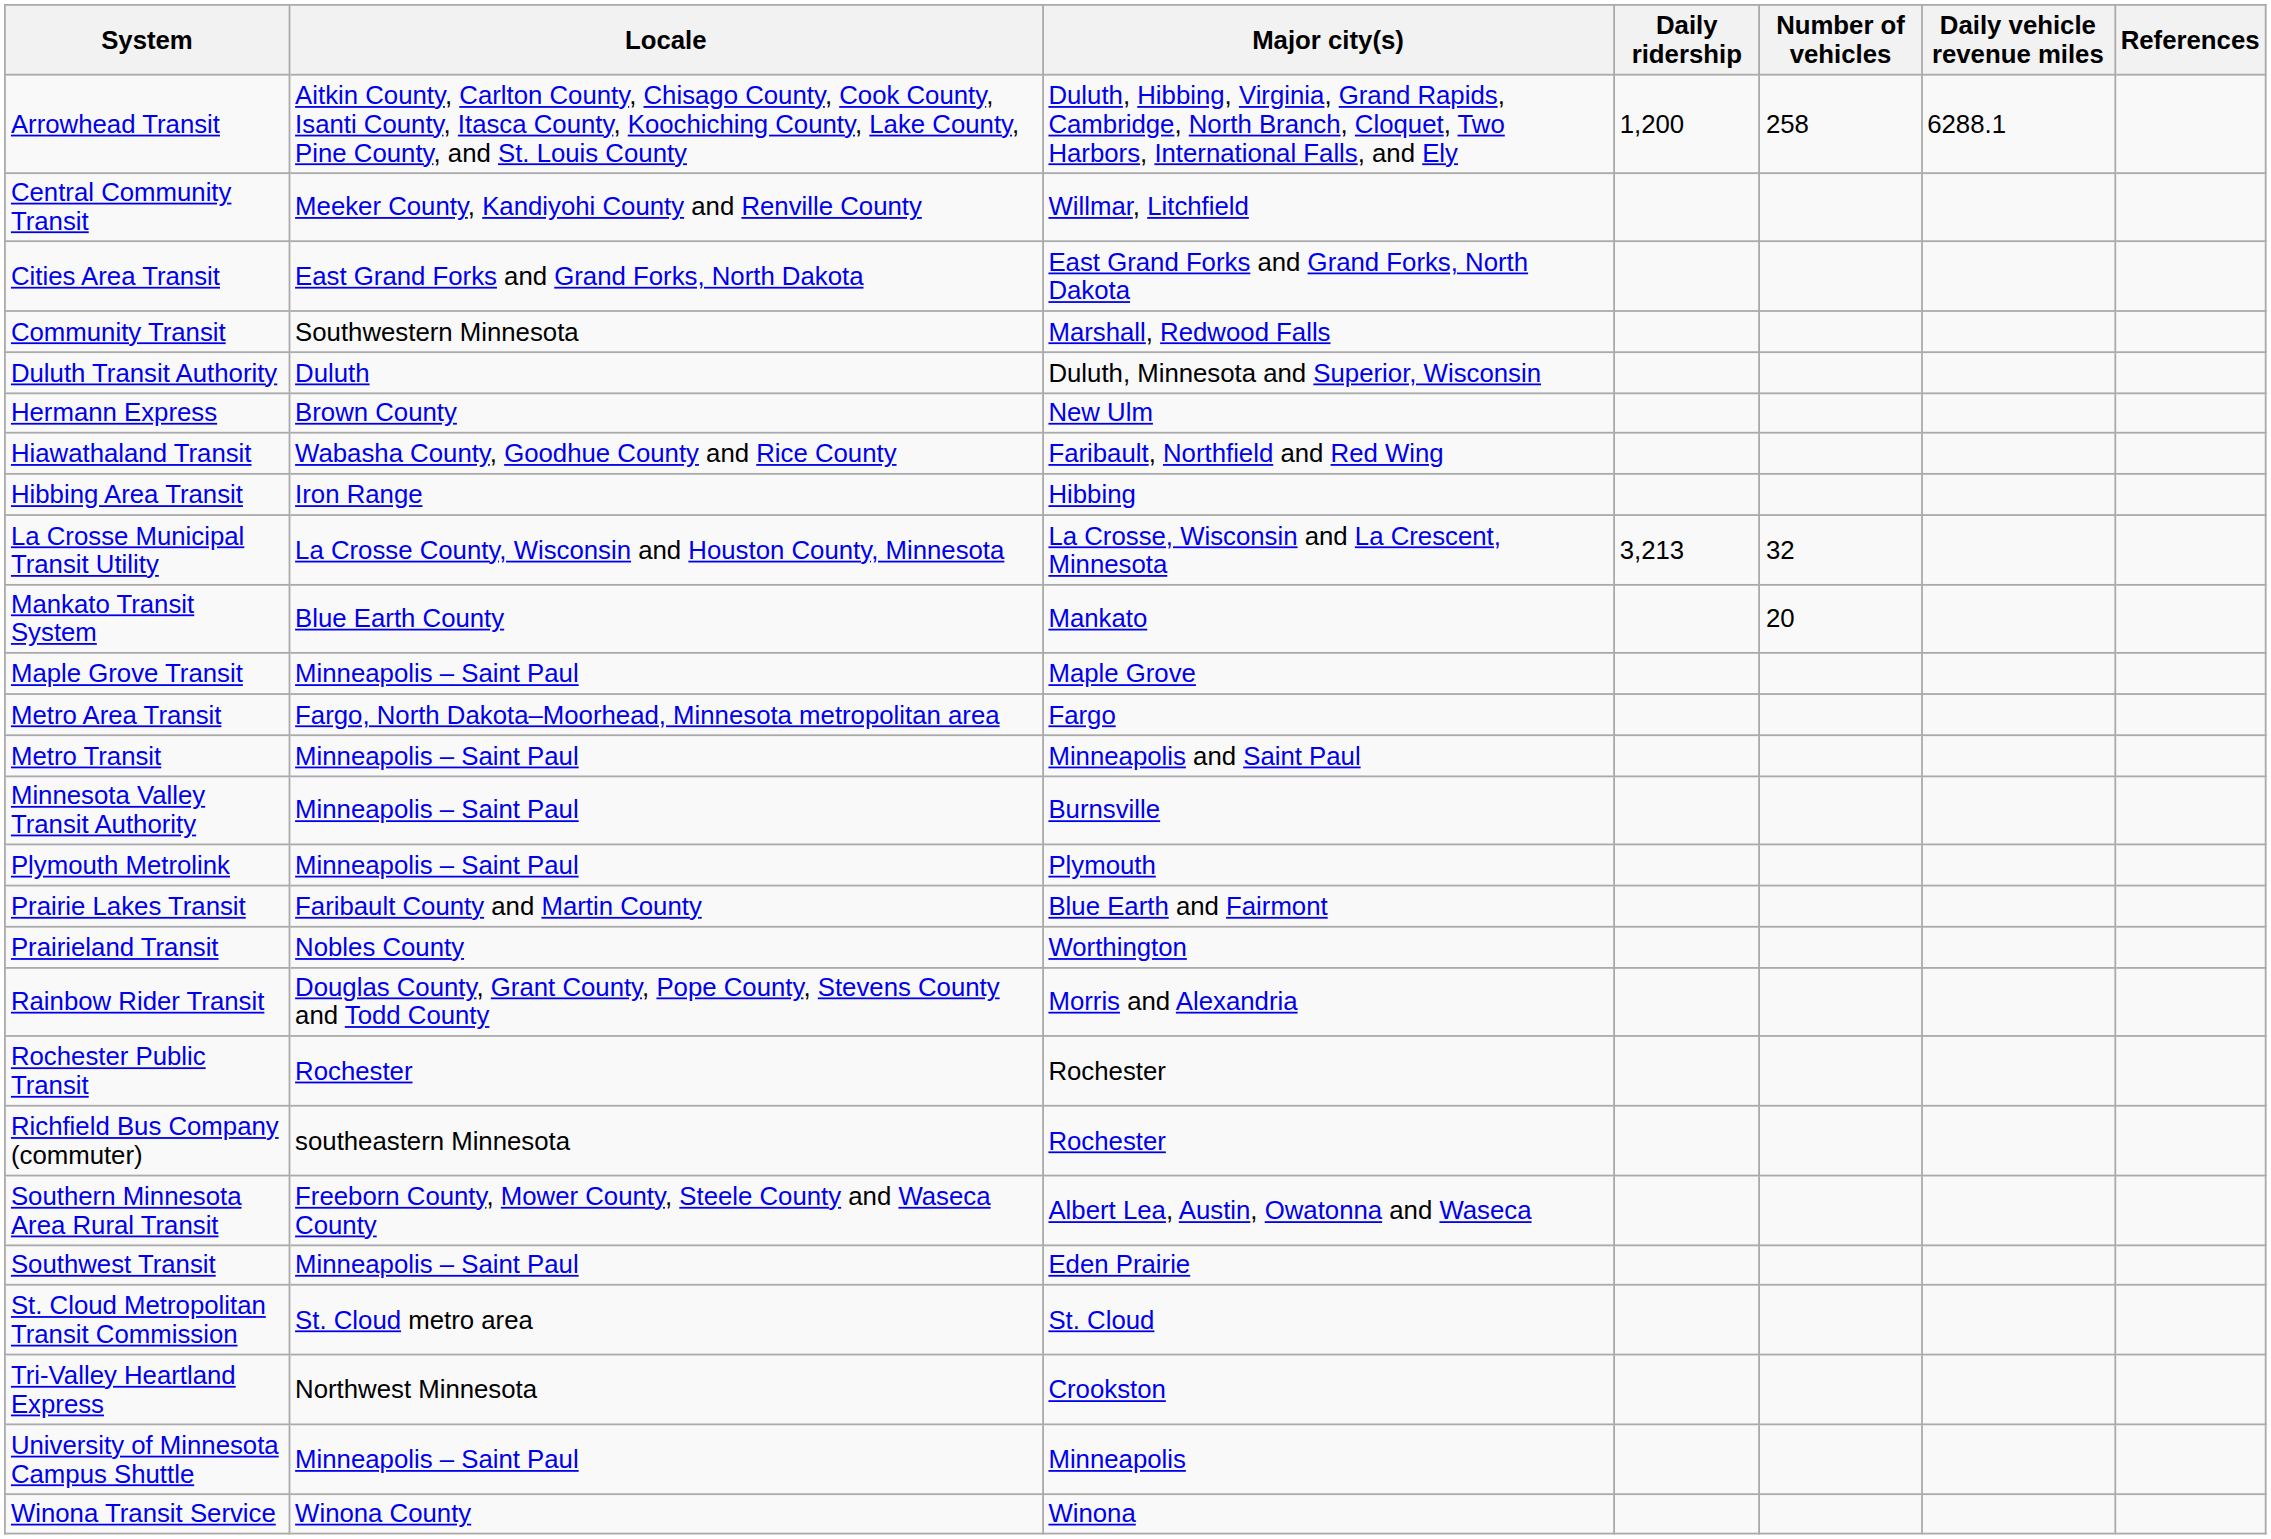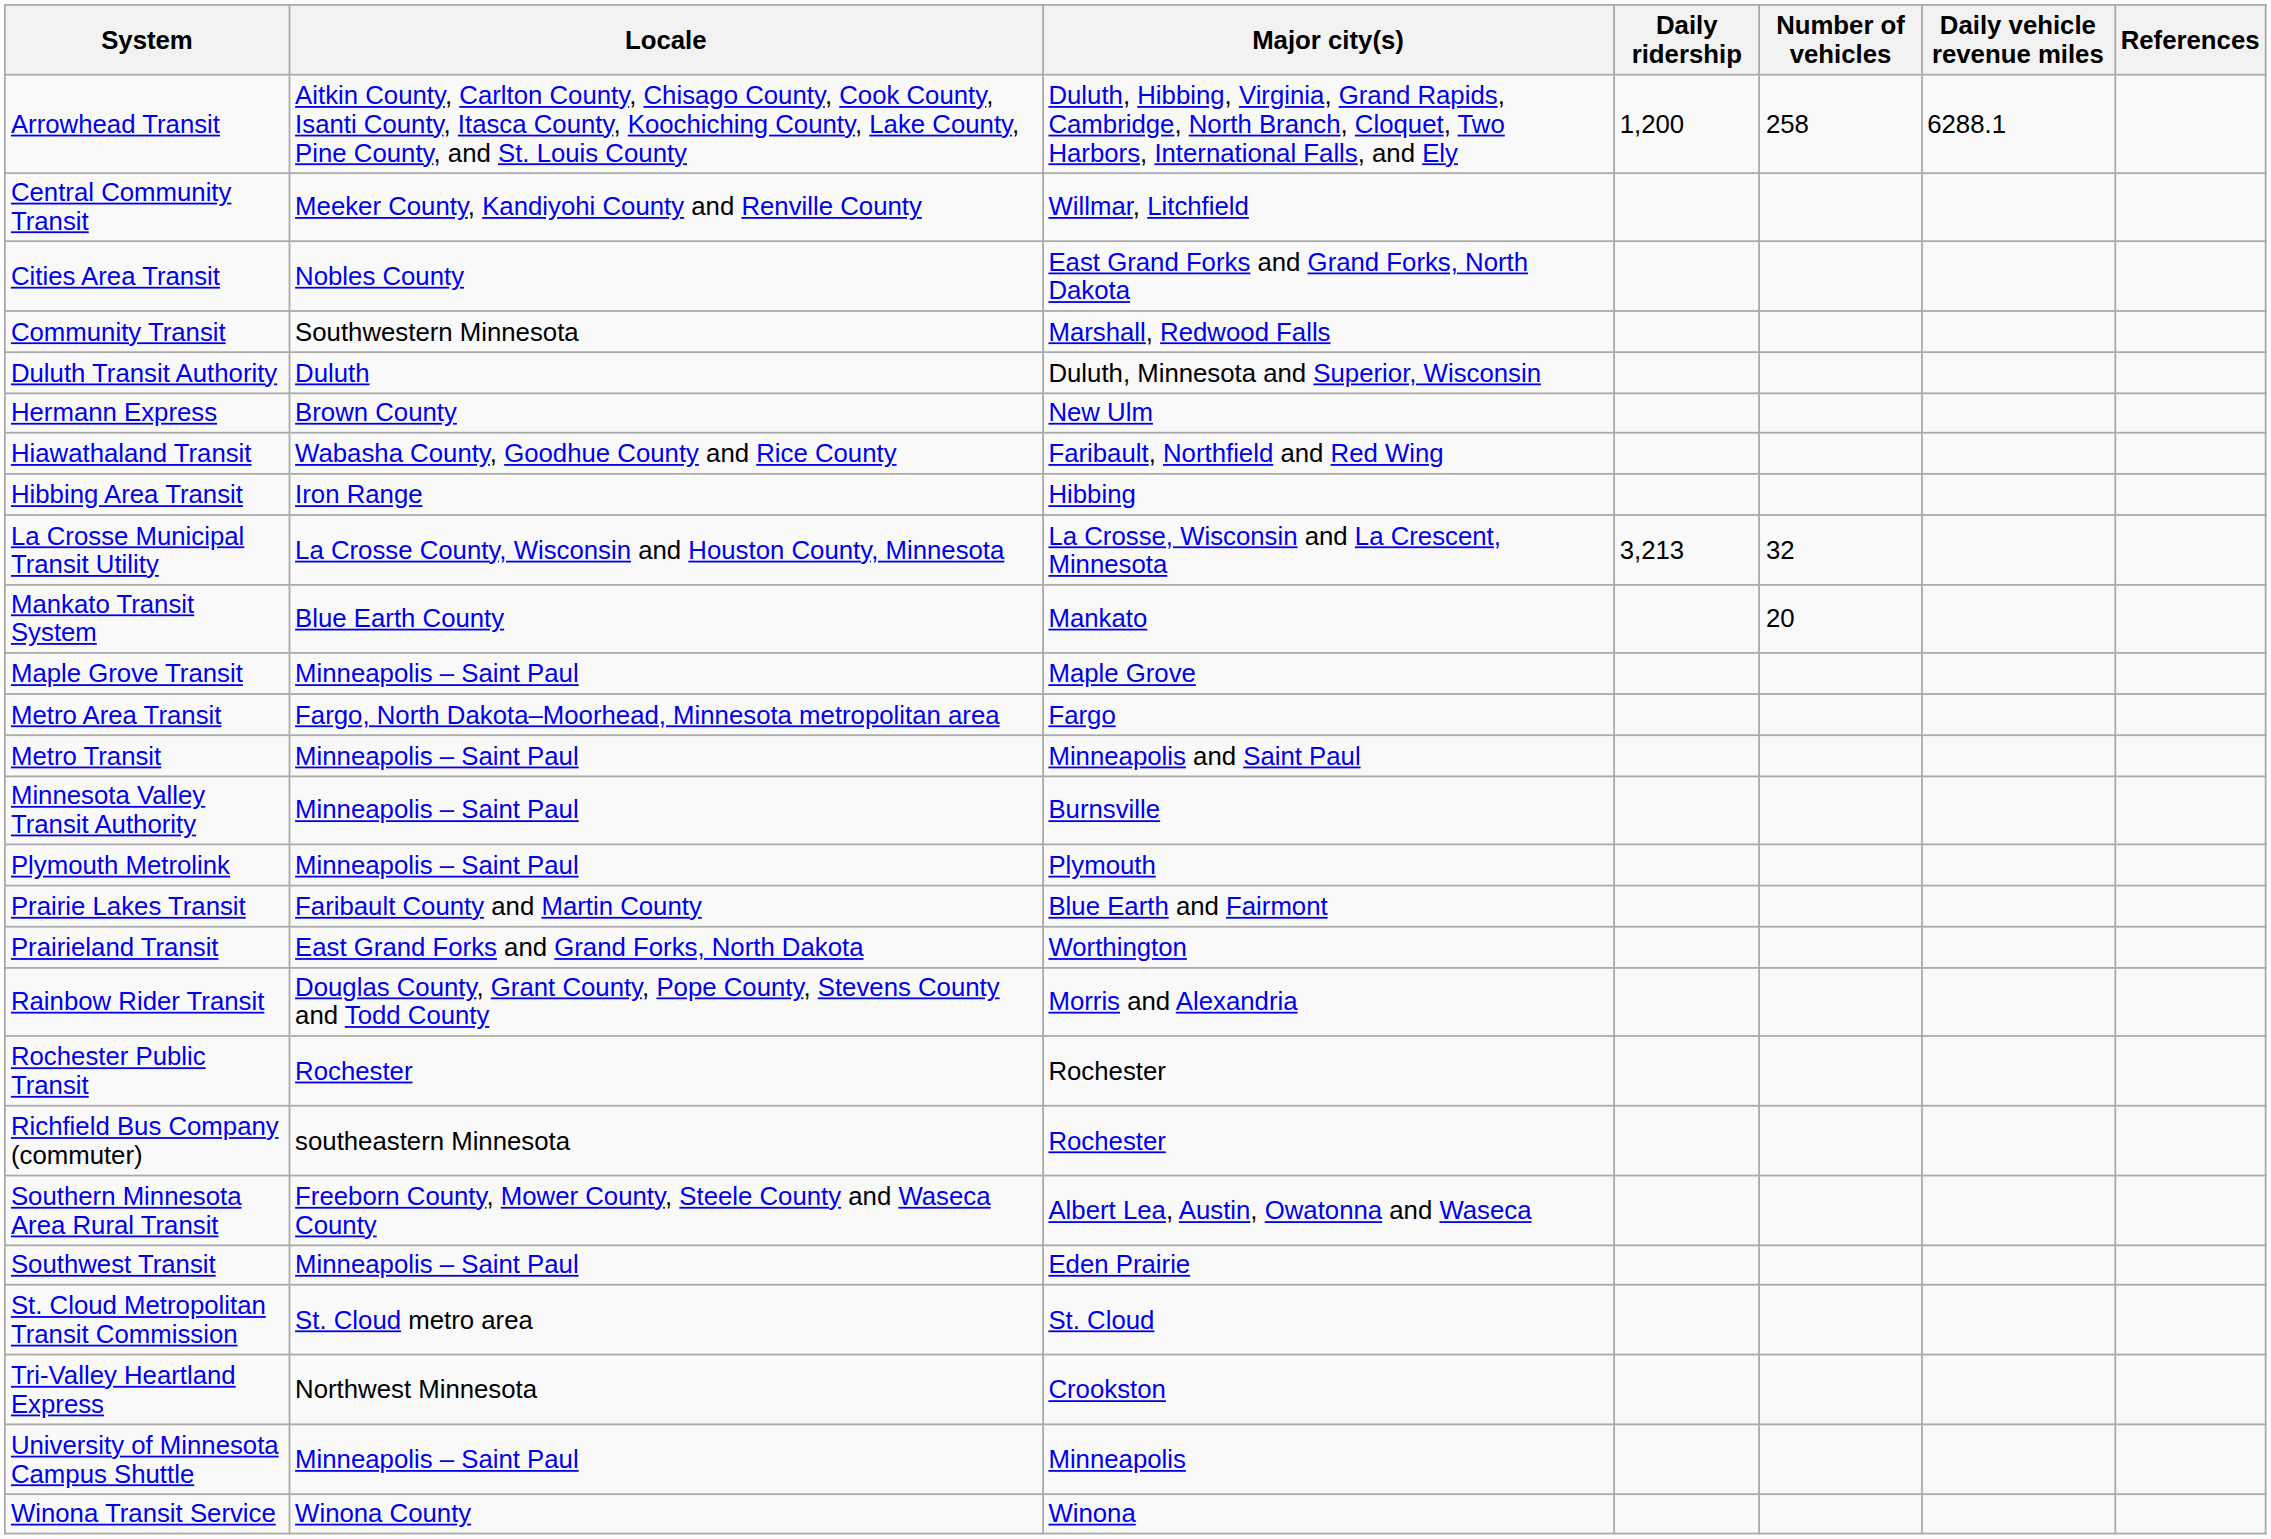(579, 277) East Grand Forks and Grand Forks, North Dakota -> (380, 277) Nobles County
(380, 947) Nobles County -> (579, 947) East Grand Forks and Grand Forks, North Dakota
